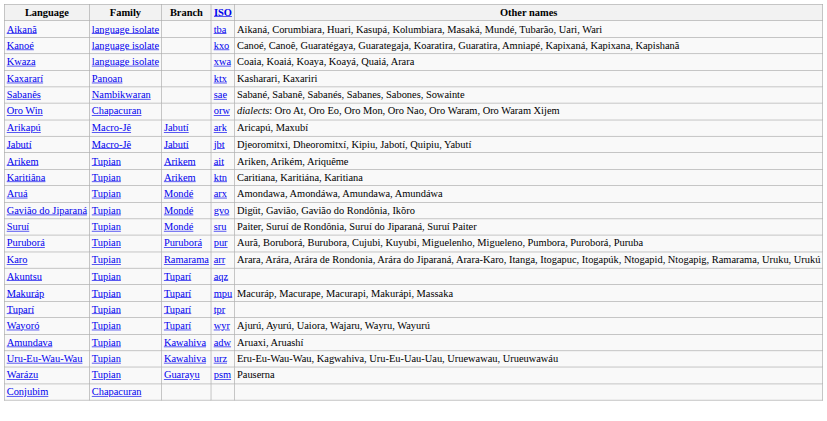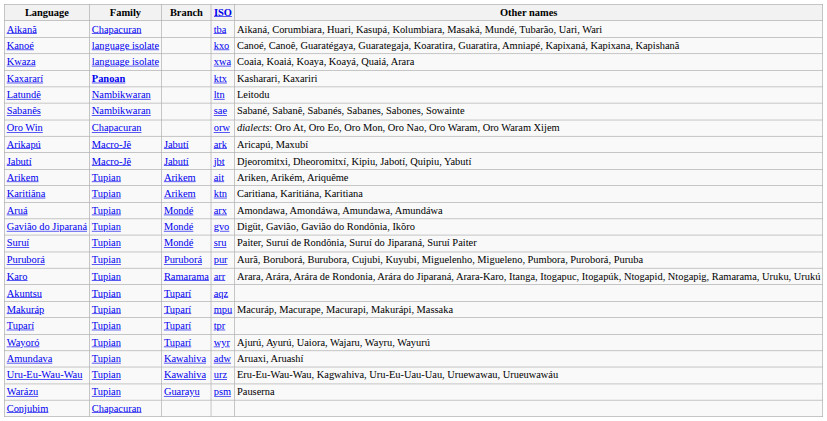(125, 29) language isolate -> (117, 29) Chapacuran
(107, 78) normal -> (109, 78) bold
+ row: (24, 95)
